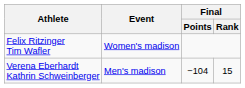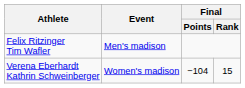(142, 46) Women's madison -> (135, 46) Men's madison
(135, 71) Men's madison -> (142, 71) Women's madison
